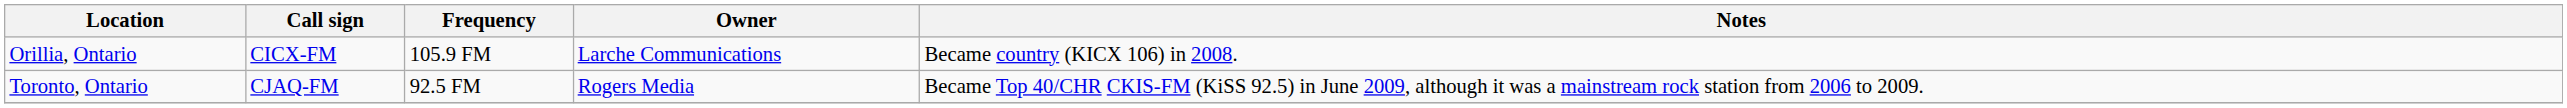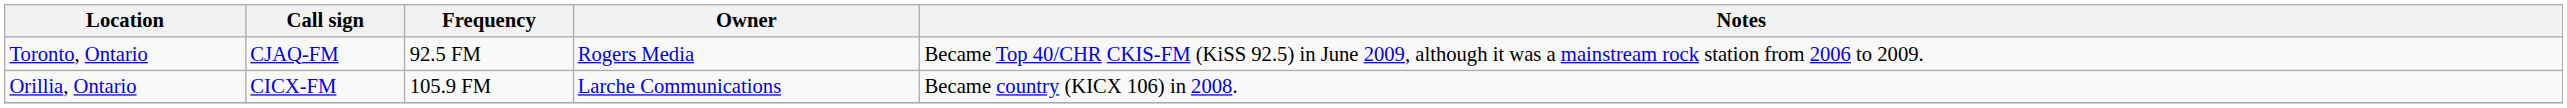rows swapped: (79, 86) <-> (73, 53)
